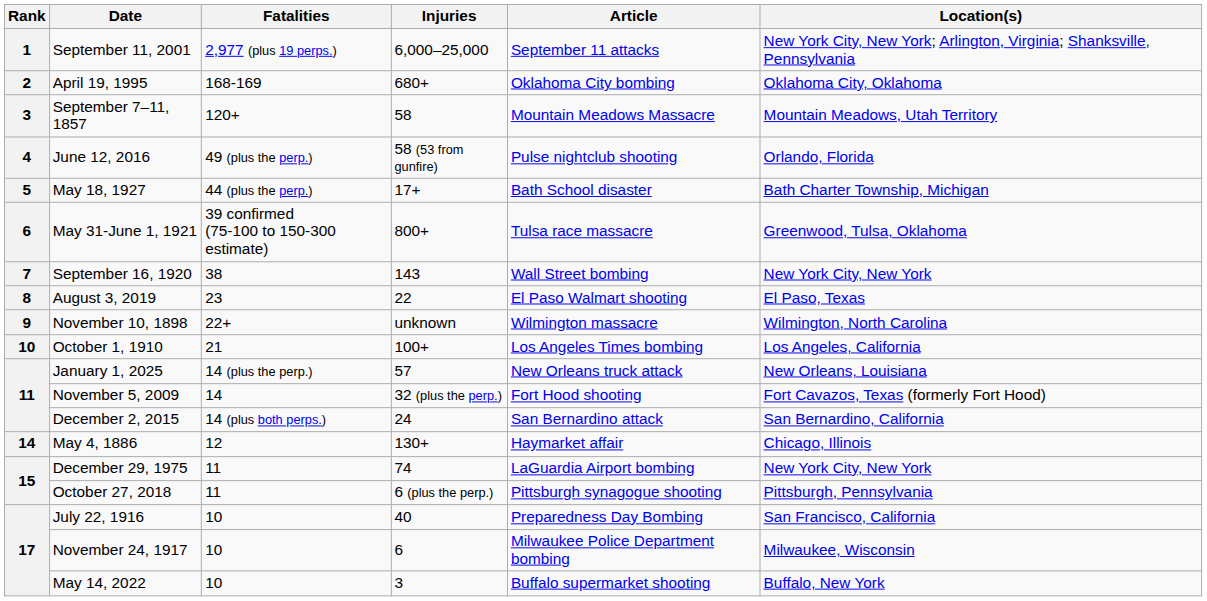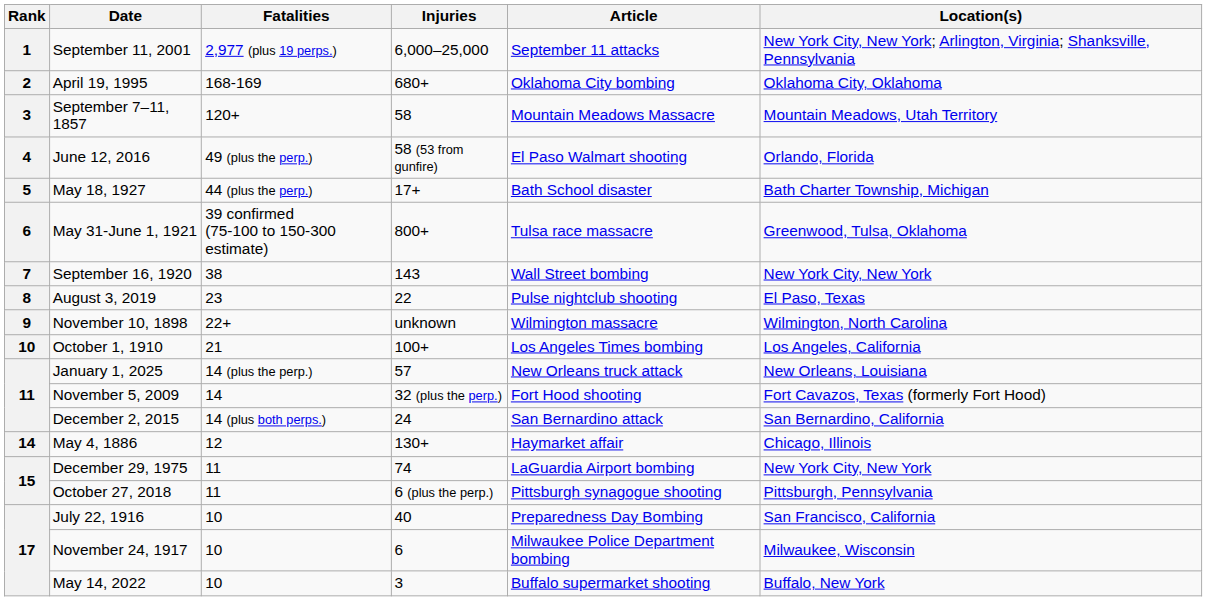(594, 157) Pulse nightclub shooting -> (599, 157) El Paso Walmart shooting
(599, 297) El Paso Walmart shooting -> (594, 297) Pulse nightclub shooting
